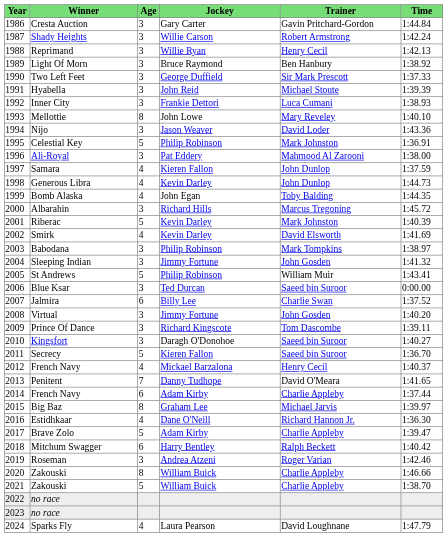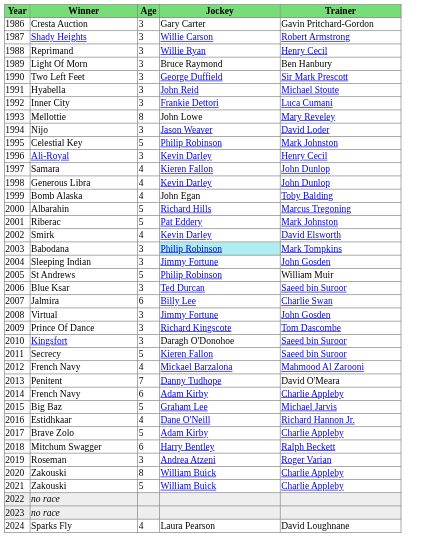- column: (422, 11)
(181, 156) Pat Eddery -> (186, 156) Kevin Darley
(323, 156) Mahmood Al Zarooni -> (304, 156) Henry Cecil
(141, 209) 3 -> (141, 209) 5
(186, 222) Kevin Darley -> (181, 222) Pat Eddery
(191, 248) no background -> (191, 248) paleturquoise background
(304, 367) Henry Cecil -> (323, 367) Mahmood Al Zarooni
(141, 407) 8 -> (141, 407) 5
